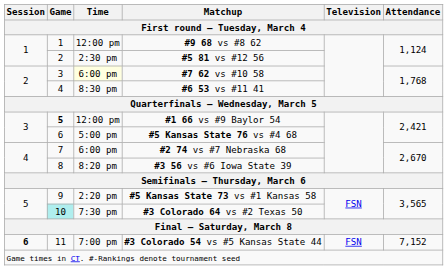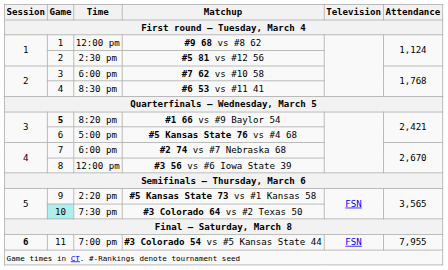(98, 73) lightyellow background -> (98, 73) no background
(98, 119) 12:00 pm -> (98, 119) 8:20 pm
(98, 165) 8:20 pm -> (98, 165) 12:00 pm
(413, 242) 7,152 -> (413, 242) 7,955
